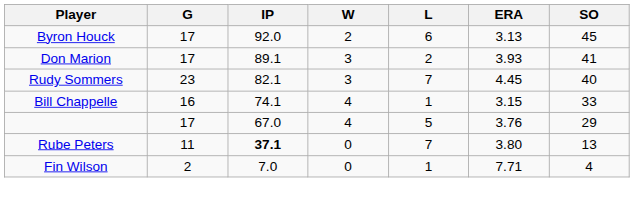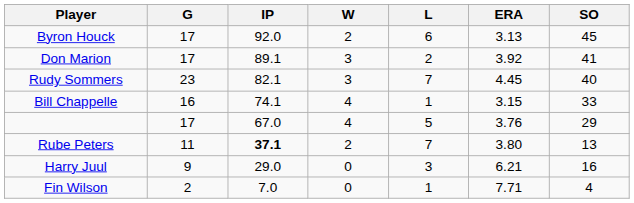(509, 58) 3.93 -> (509, 58) 3.92
(348, 144) 0 -> (348, 144) 2
+ row: (76, 166)
